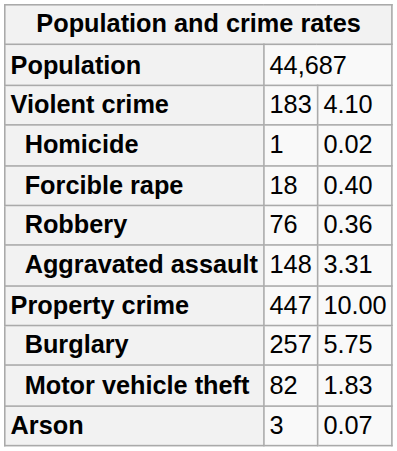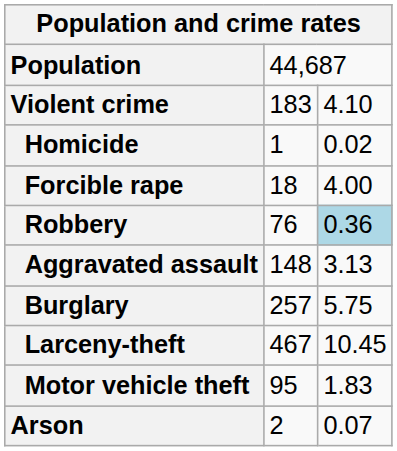(348, 184) 0.40 -> (348, 184) 4.00
(348, 225) no background -> (348, 225) lightblue background
(348, 265) 3.31 -> (348, 265) 3.13
- row: (100, 305)
+ row: (98, 345)
(284, 385) 82 -> (284, 385) 95
(277, 425) 3 -> (277, 425) 2
